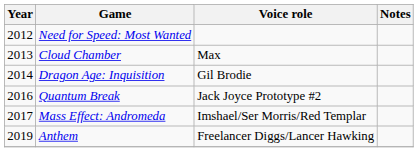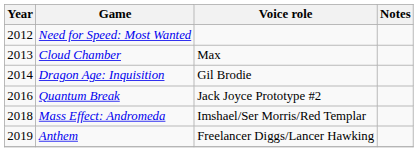(20, 116) 2017 -> (20, 116) 2018
